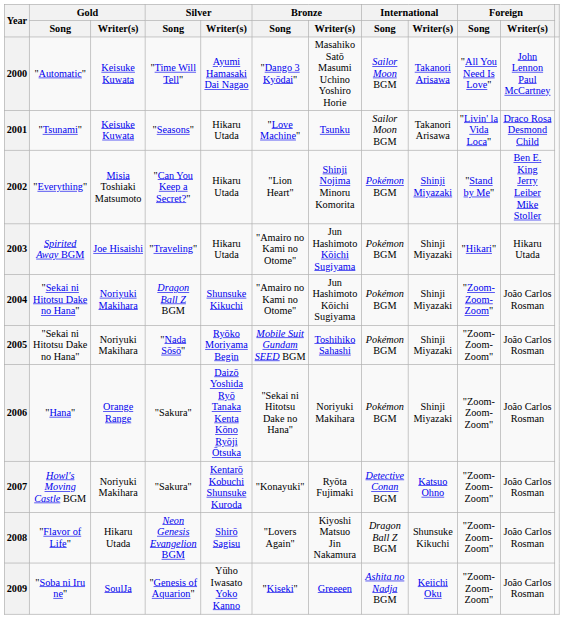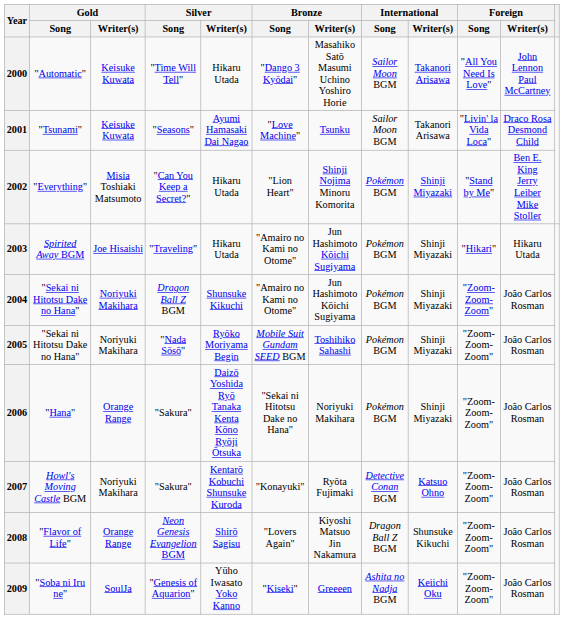(226, 73) Ayumi Hamasaki Dai Nagao -> (226, 73) Hikaru Utada
(226, 130) Hikaru Utada -> (226, 130) Ayumi Hamasaki Dai Nagao
(118, 537) Hikaru Utada -> (118, 537) Orange Range
